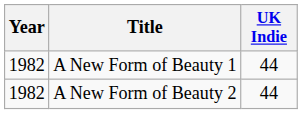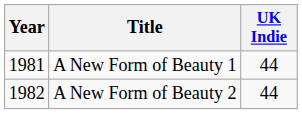(27, 64) 1982 -> (27, 64) 1981
